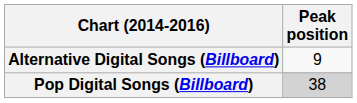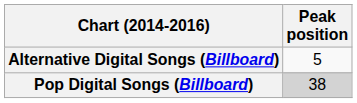(317, 60) 9 -> (317, 60) 5
